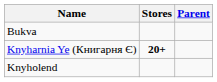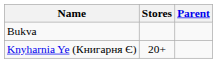(157, 49) bold -> (157, 49) normal
- row: (32, 67)
